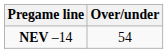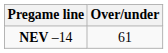(125, 37) 54 -> (125, 37) 61
